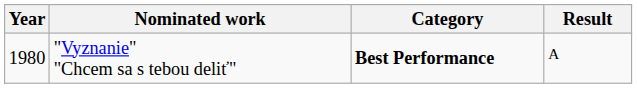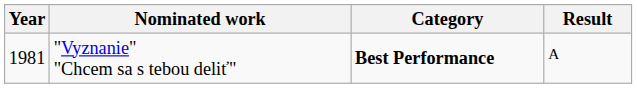(27, 58) 1980 -> (27, 58) 1981
